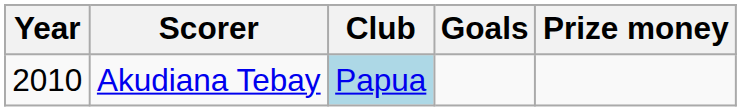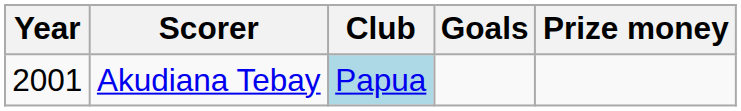(47, 79) 2010 -> (47, 79) 2001
